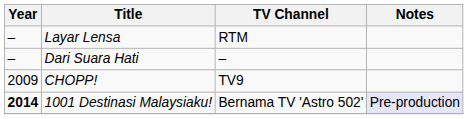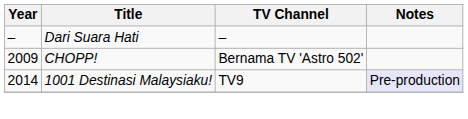- row: (82, 37)
(231, 80) TV9 -> (291, 59) Bernama TV 'Astro 502'
(23, 102) bold -> (23, 80) normal
(291, 102) Bernama TV 'Astro 502' -> (231, 80) TV9
